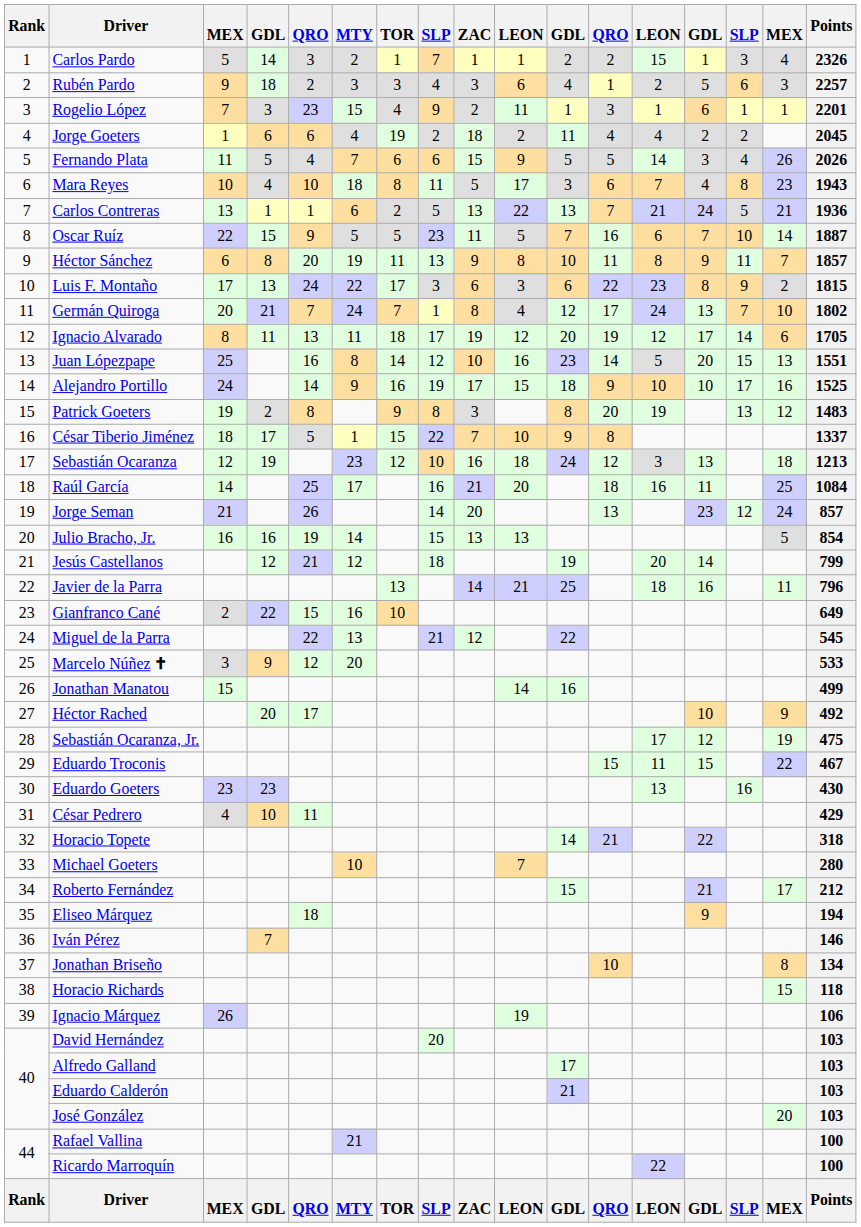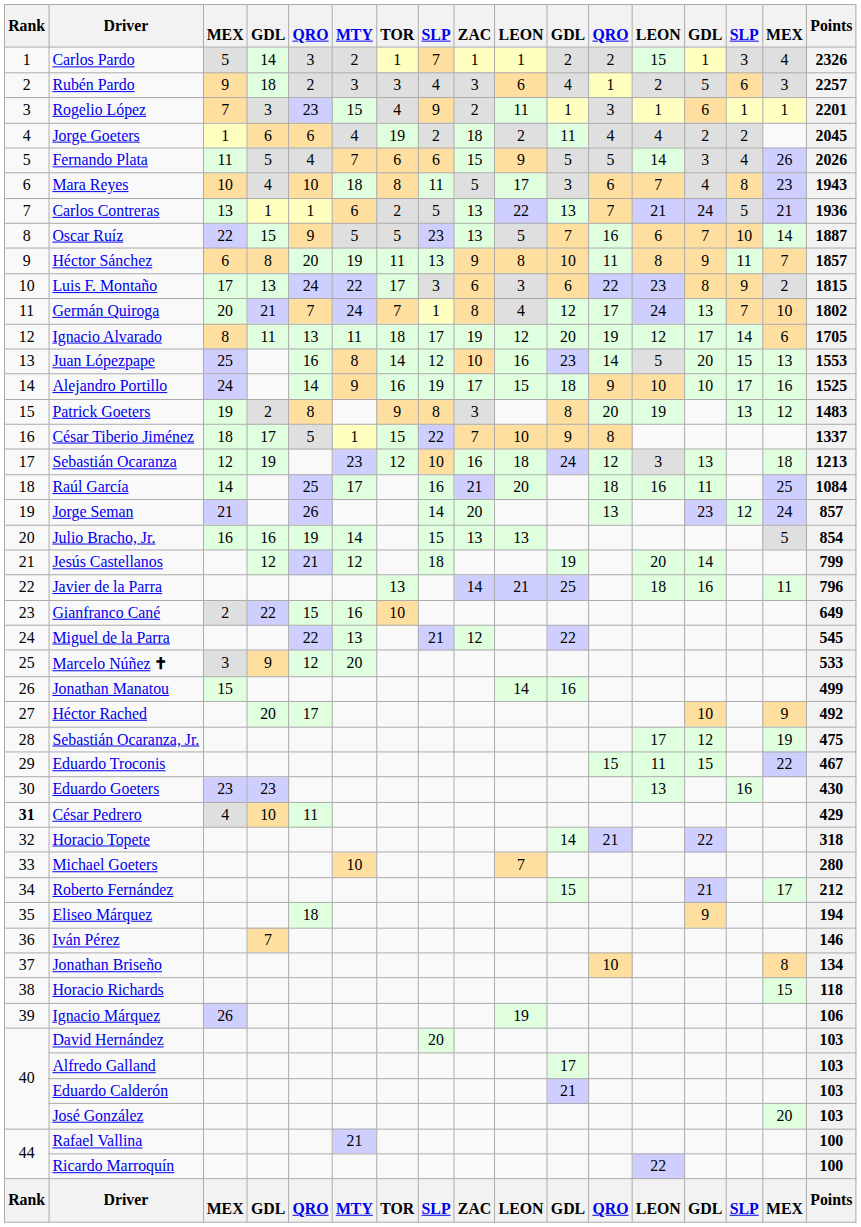(475, 235) 11 -> (475, 235) 13
(831, 361) 1551 -> (831, 361) 1553
(27, 814) normal -> (27, 814) bold
